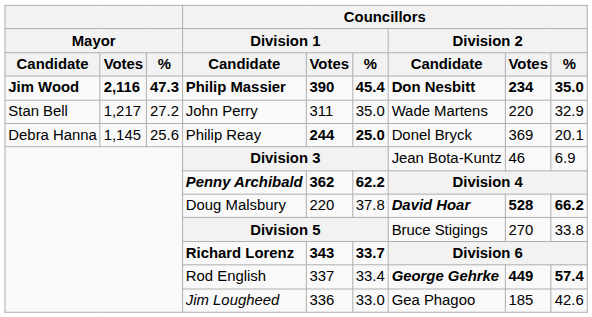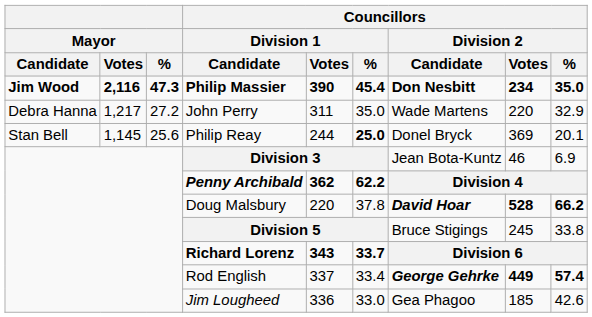(38, 111) Stan Bell -> (53, 111) Debra Hanna
(53, 135) Debra Hanna -> (38, 135) Stan Bell
(322, 135) bold -> (322, 135) normal
(521, 229) 270 -> (521, 229) 245
